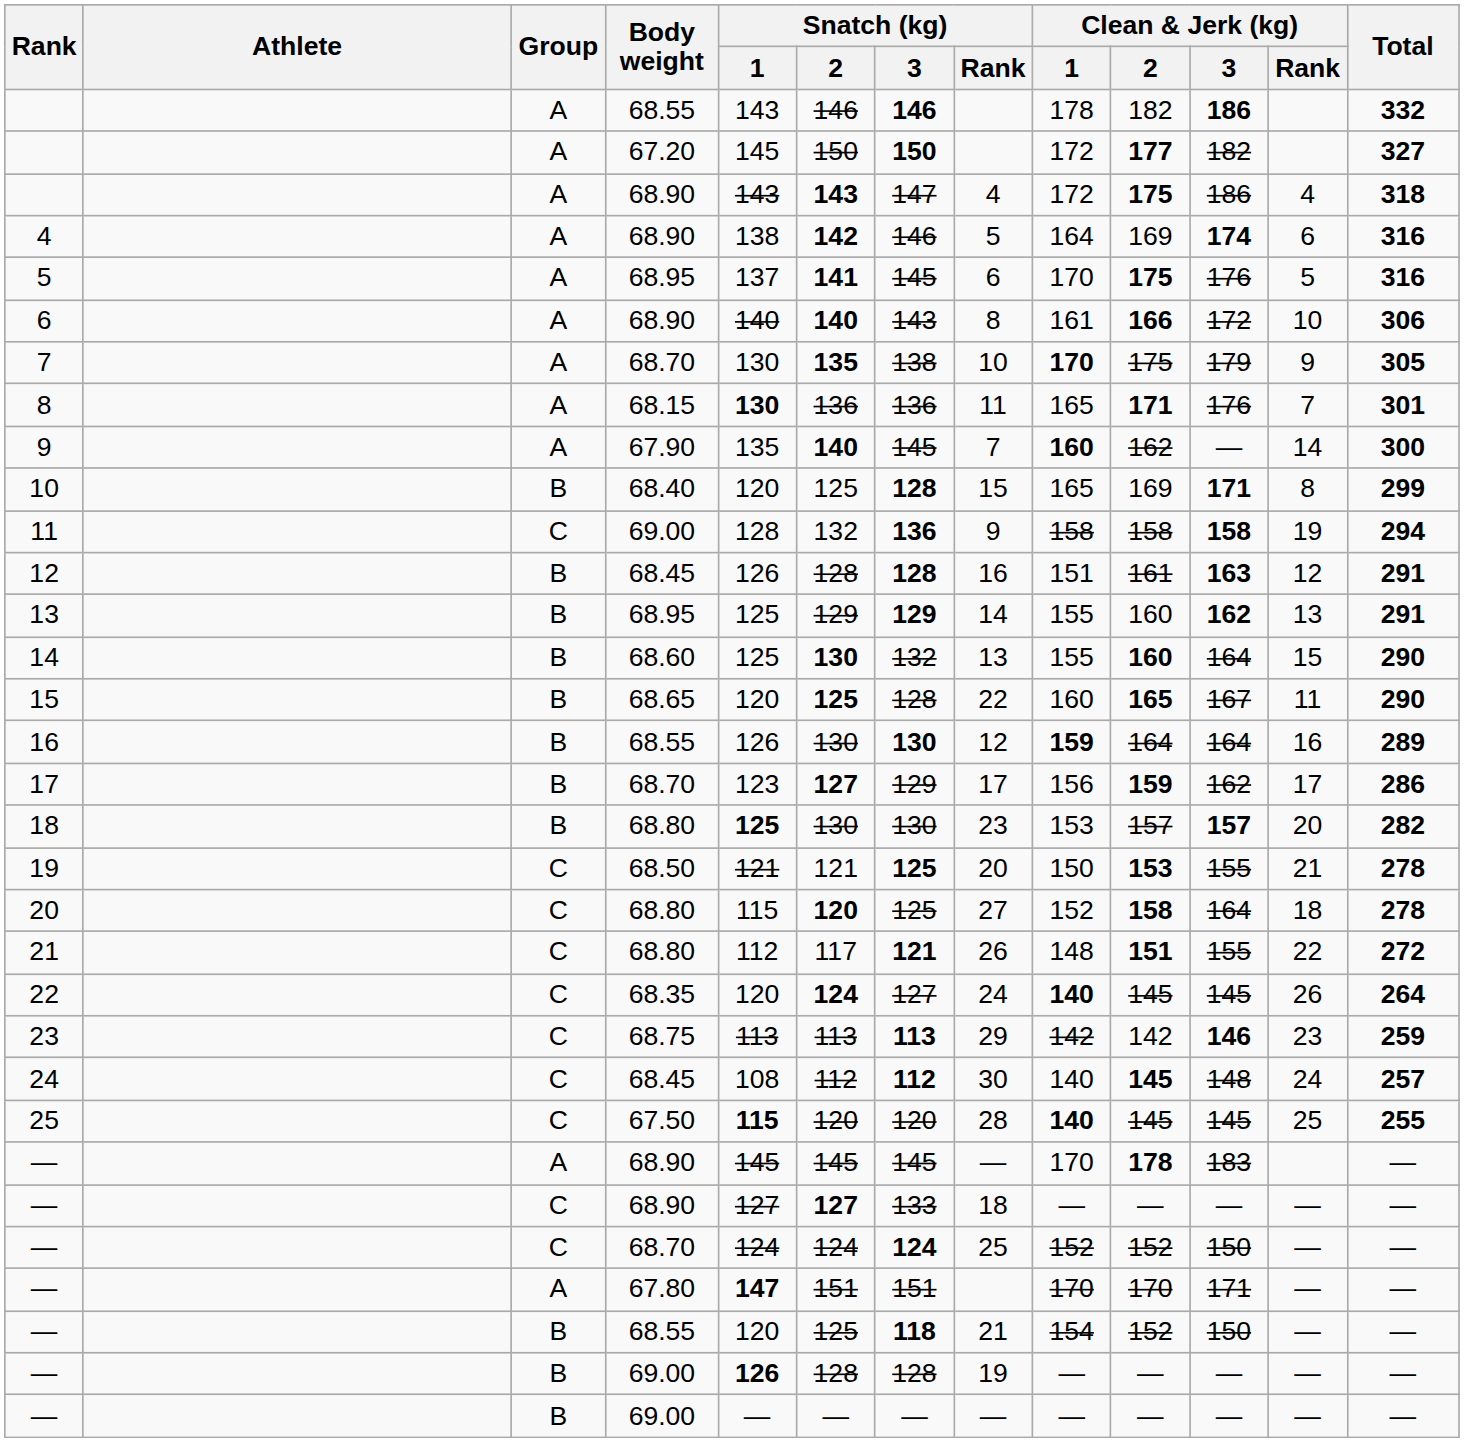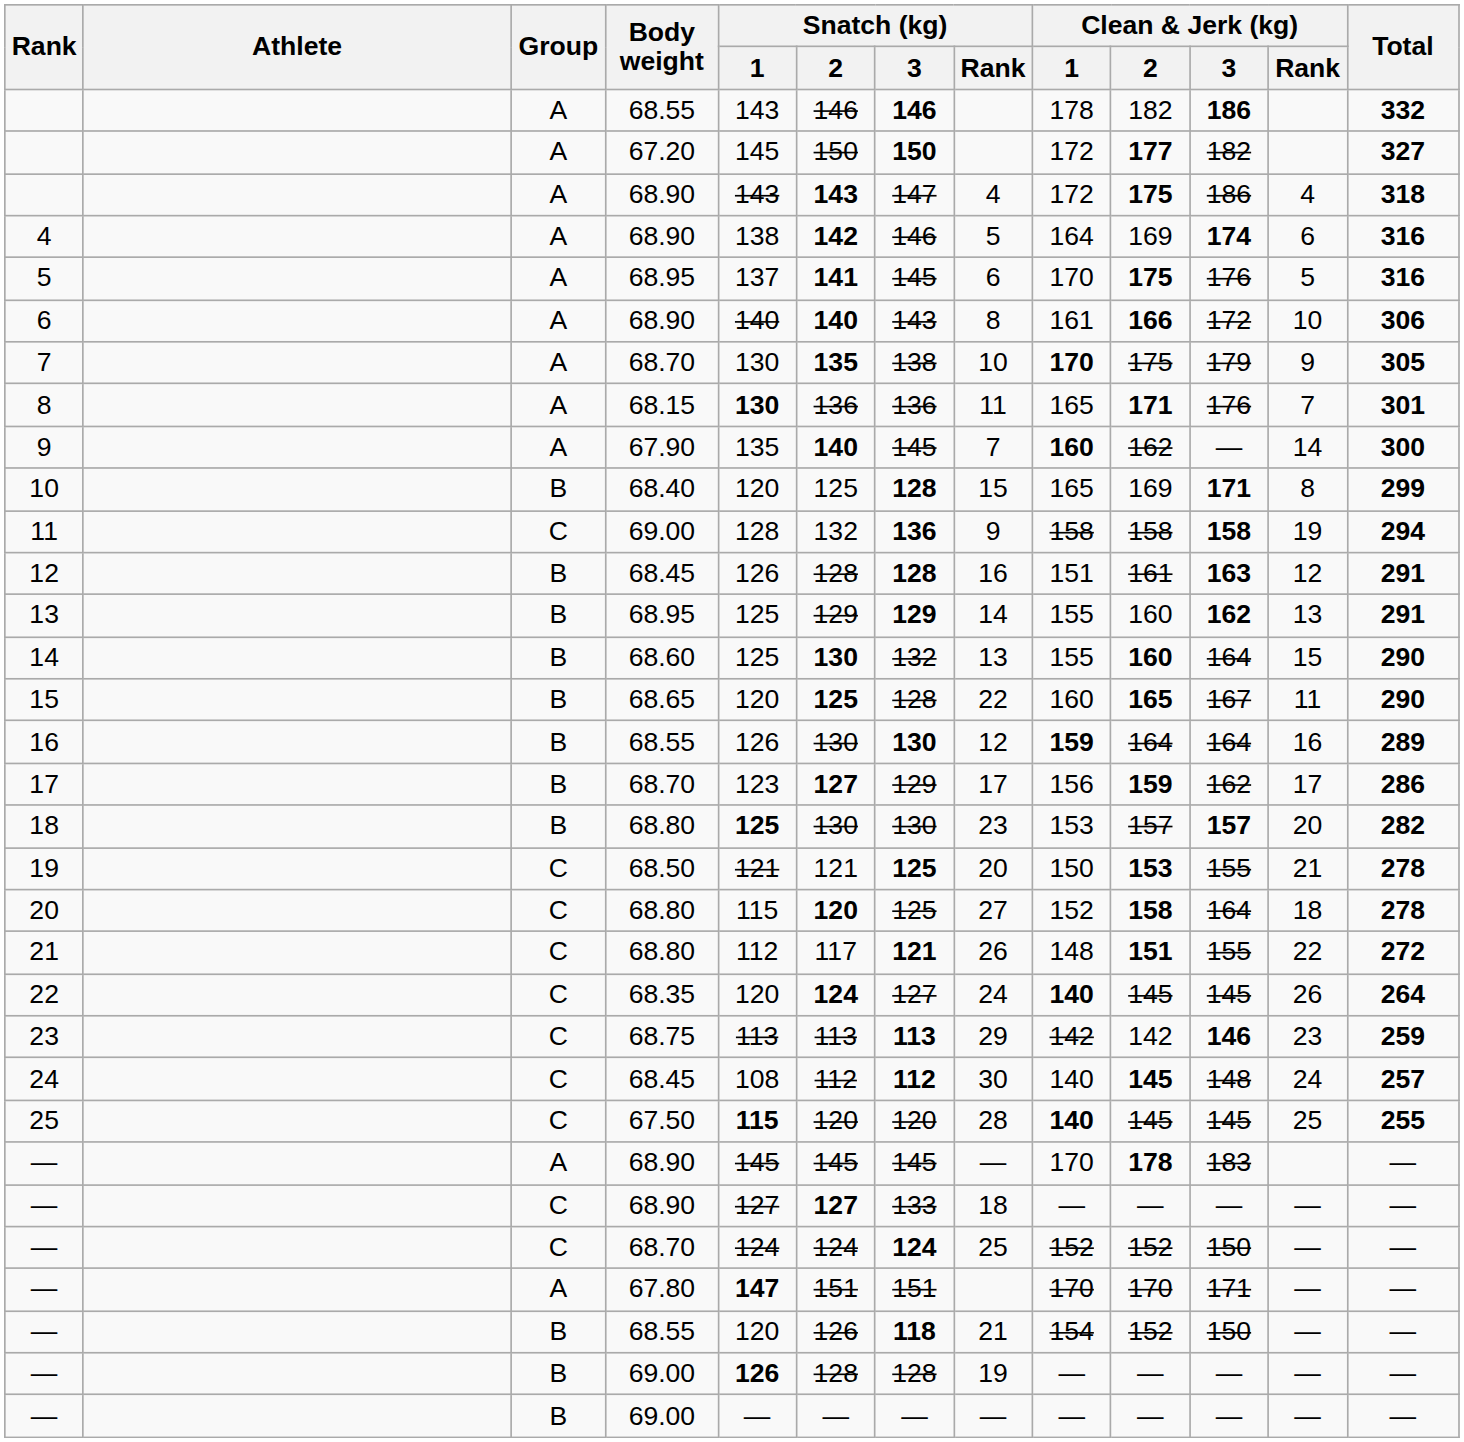(836, 1331) 125 -> (836, 1331) 126
